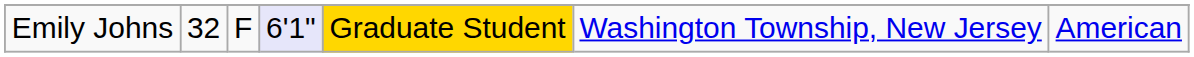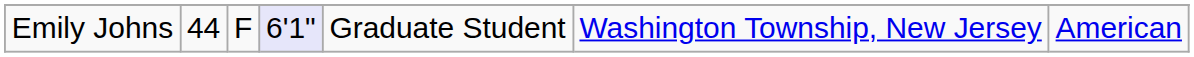(204, 28) 32 -> (204, 28) 44
(448, 28) gold background -> (448, 28) no background
